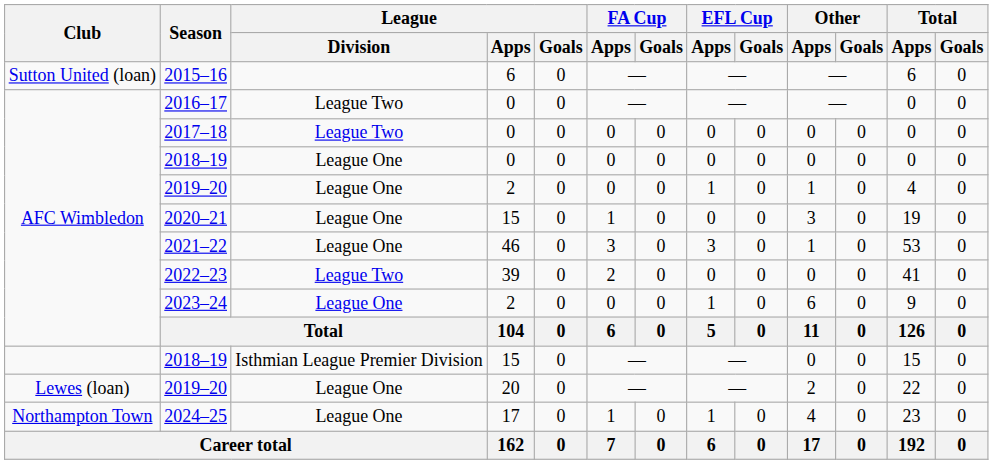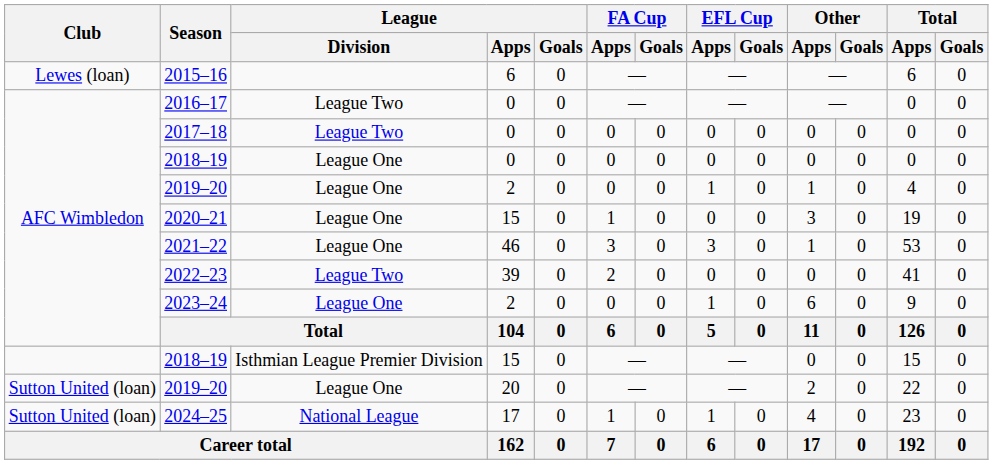(82, 75) Sutton United (loan) -> (82, 75) Lewes (loan)
(82, 388) Lewes (loan) -> (82, 388) Sutton United (loan)
(82, 416) Northampton Town -> (82, 416) Sutton United (loan)
(359, 416) League One -> (359, 416) National League
